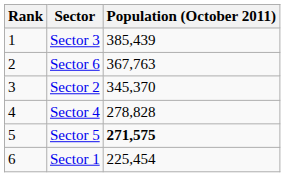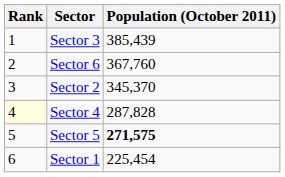(131, 64) 367,763 -> (131, 64) 367,760
(12, 111) no background -> (12, 111) lightyellow background
(131, 111) 278,828 -> (131, 111) 287,828
